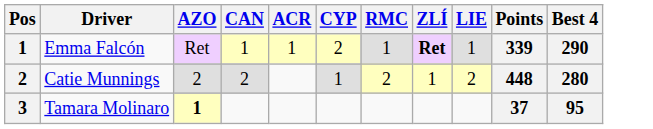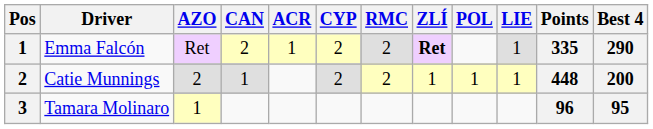+ column: (474, 18)
(244, 48) 1 -> (244, 48) 2
(387, 48) 1 -> (387, 48) 2
(519, 48) 339 -> (565, 48) 335
(244, 78) 2 -> (244, 78) 1
(338, 78) 1 -> (338, 78) 2
(471, 78) 2 -> (517, 78) 1
(575, 78) 280 -> (620, 78) 200
(197, 107) bold -> (197, 107) normal
(519, 107) 37 -> (565, 107) 96
